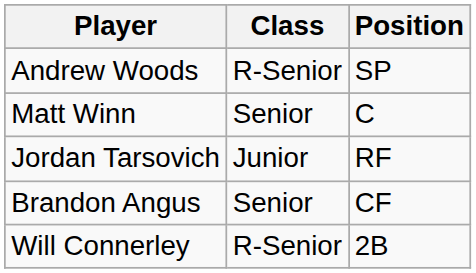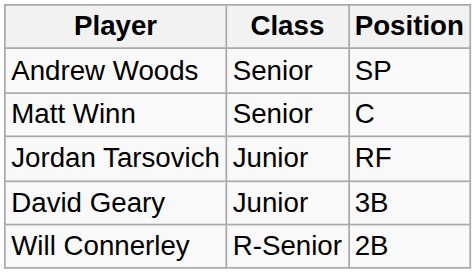(287, 70) R-Senior -> (273, 70) Senior
+ row: (88, 202)
- row: (106, 202)
